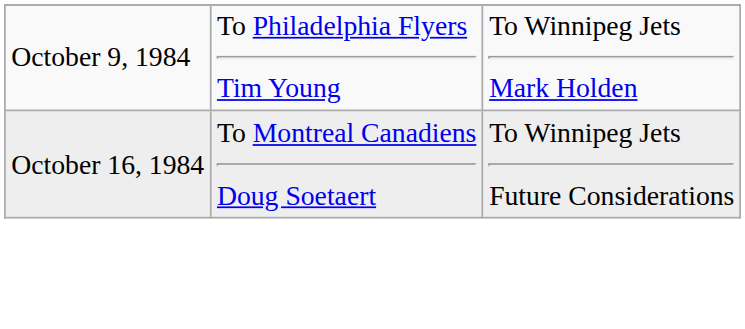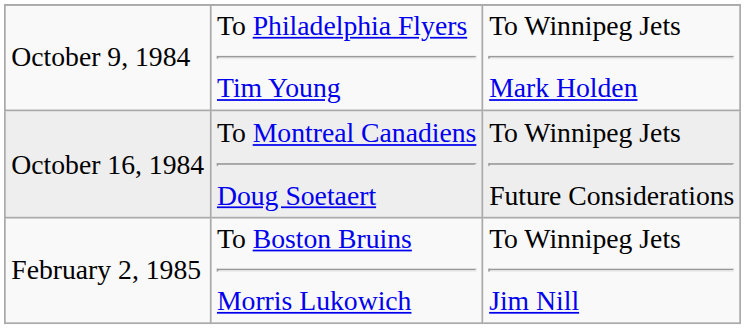+ row: (106, 269)
